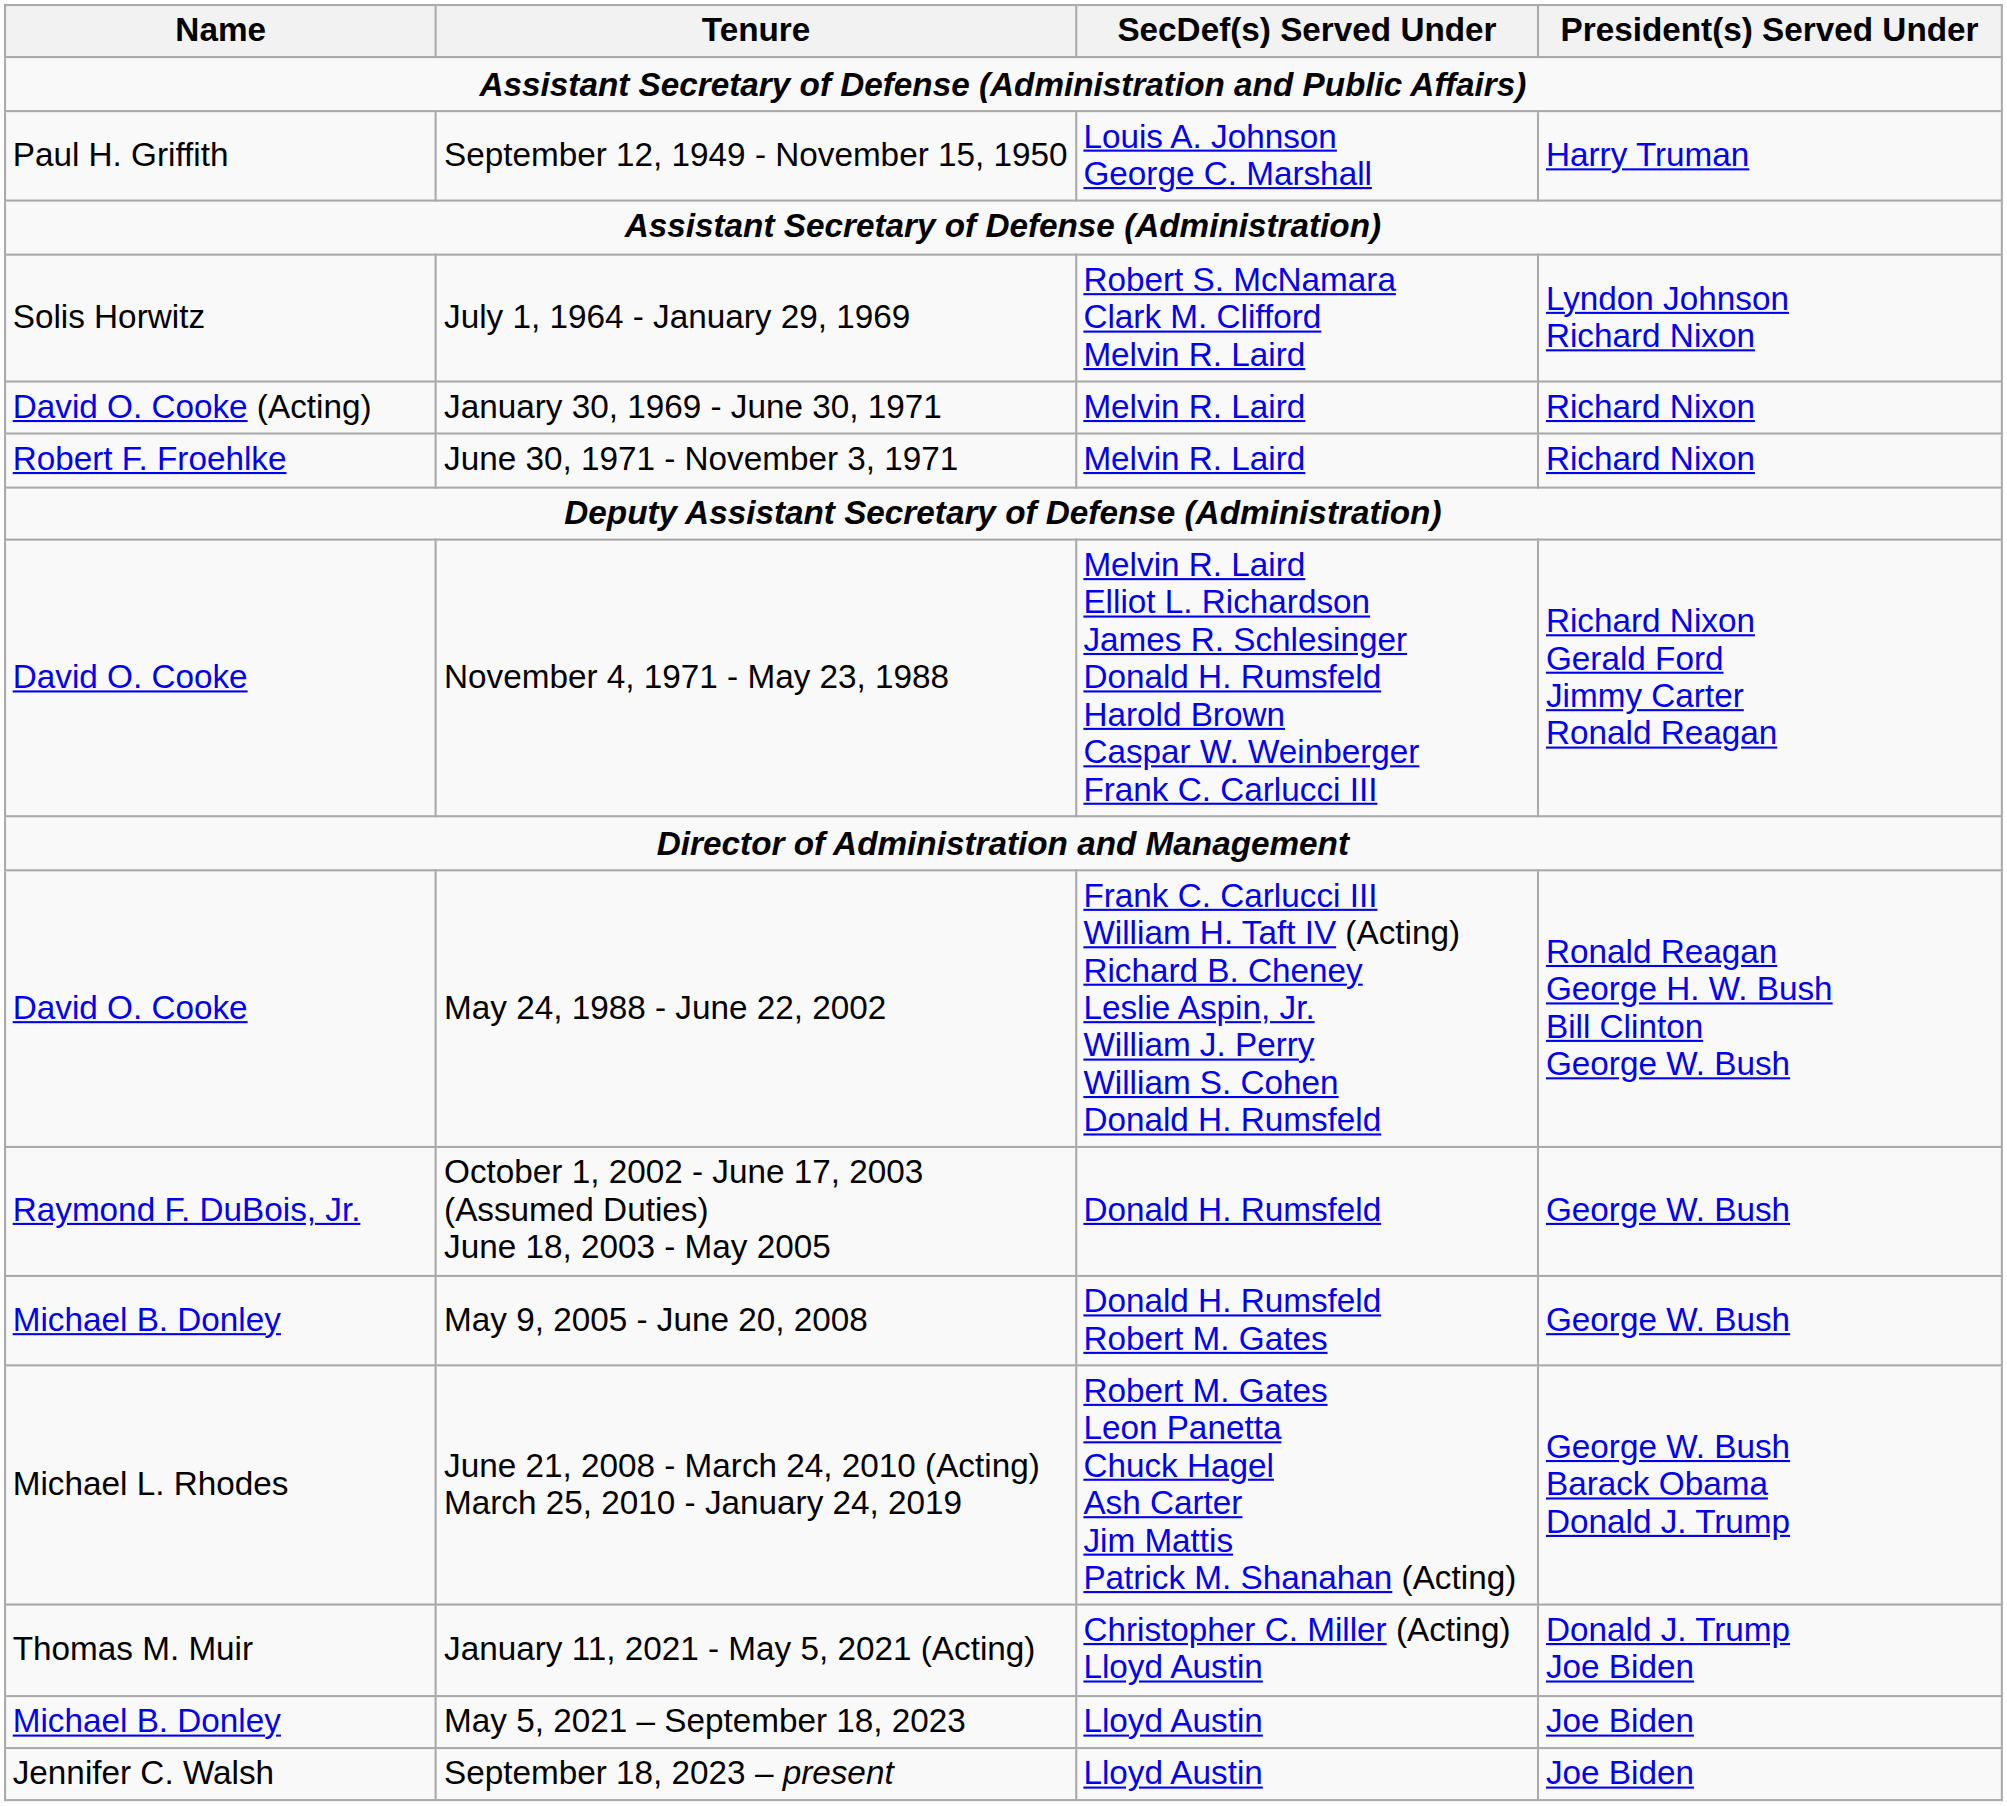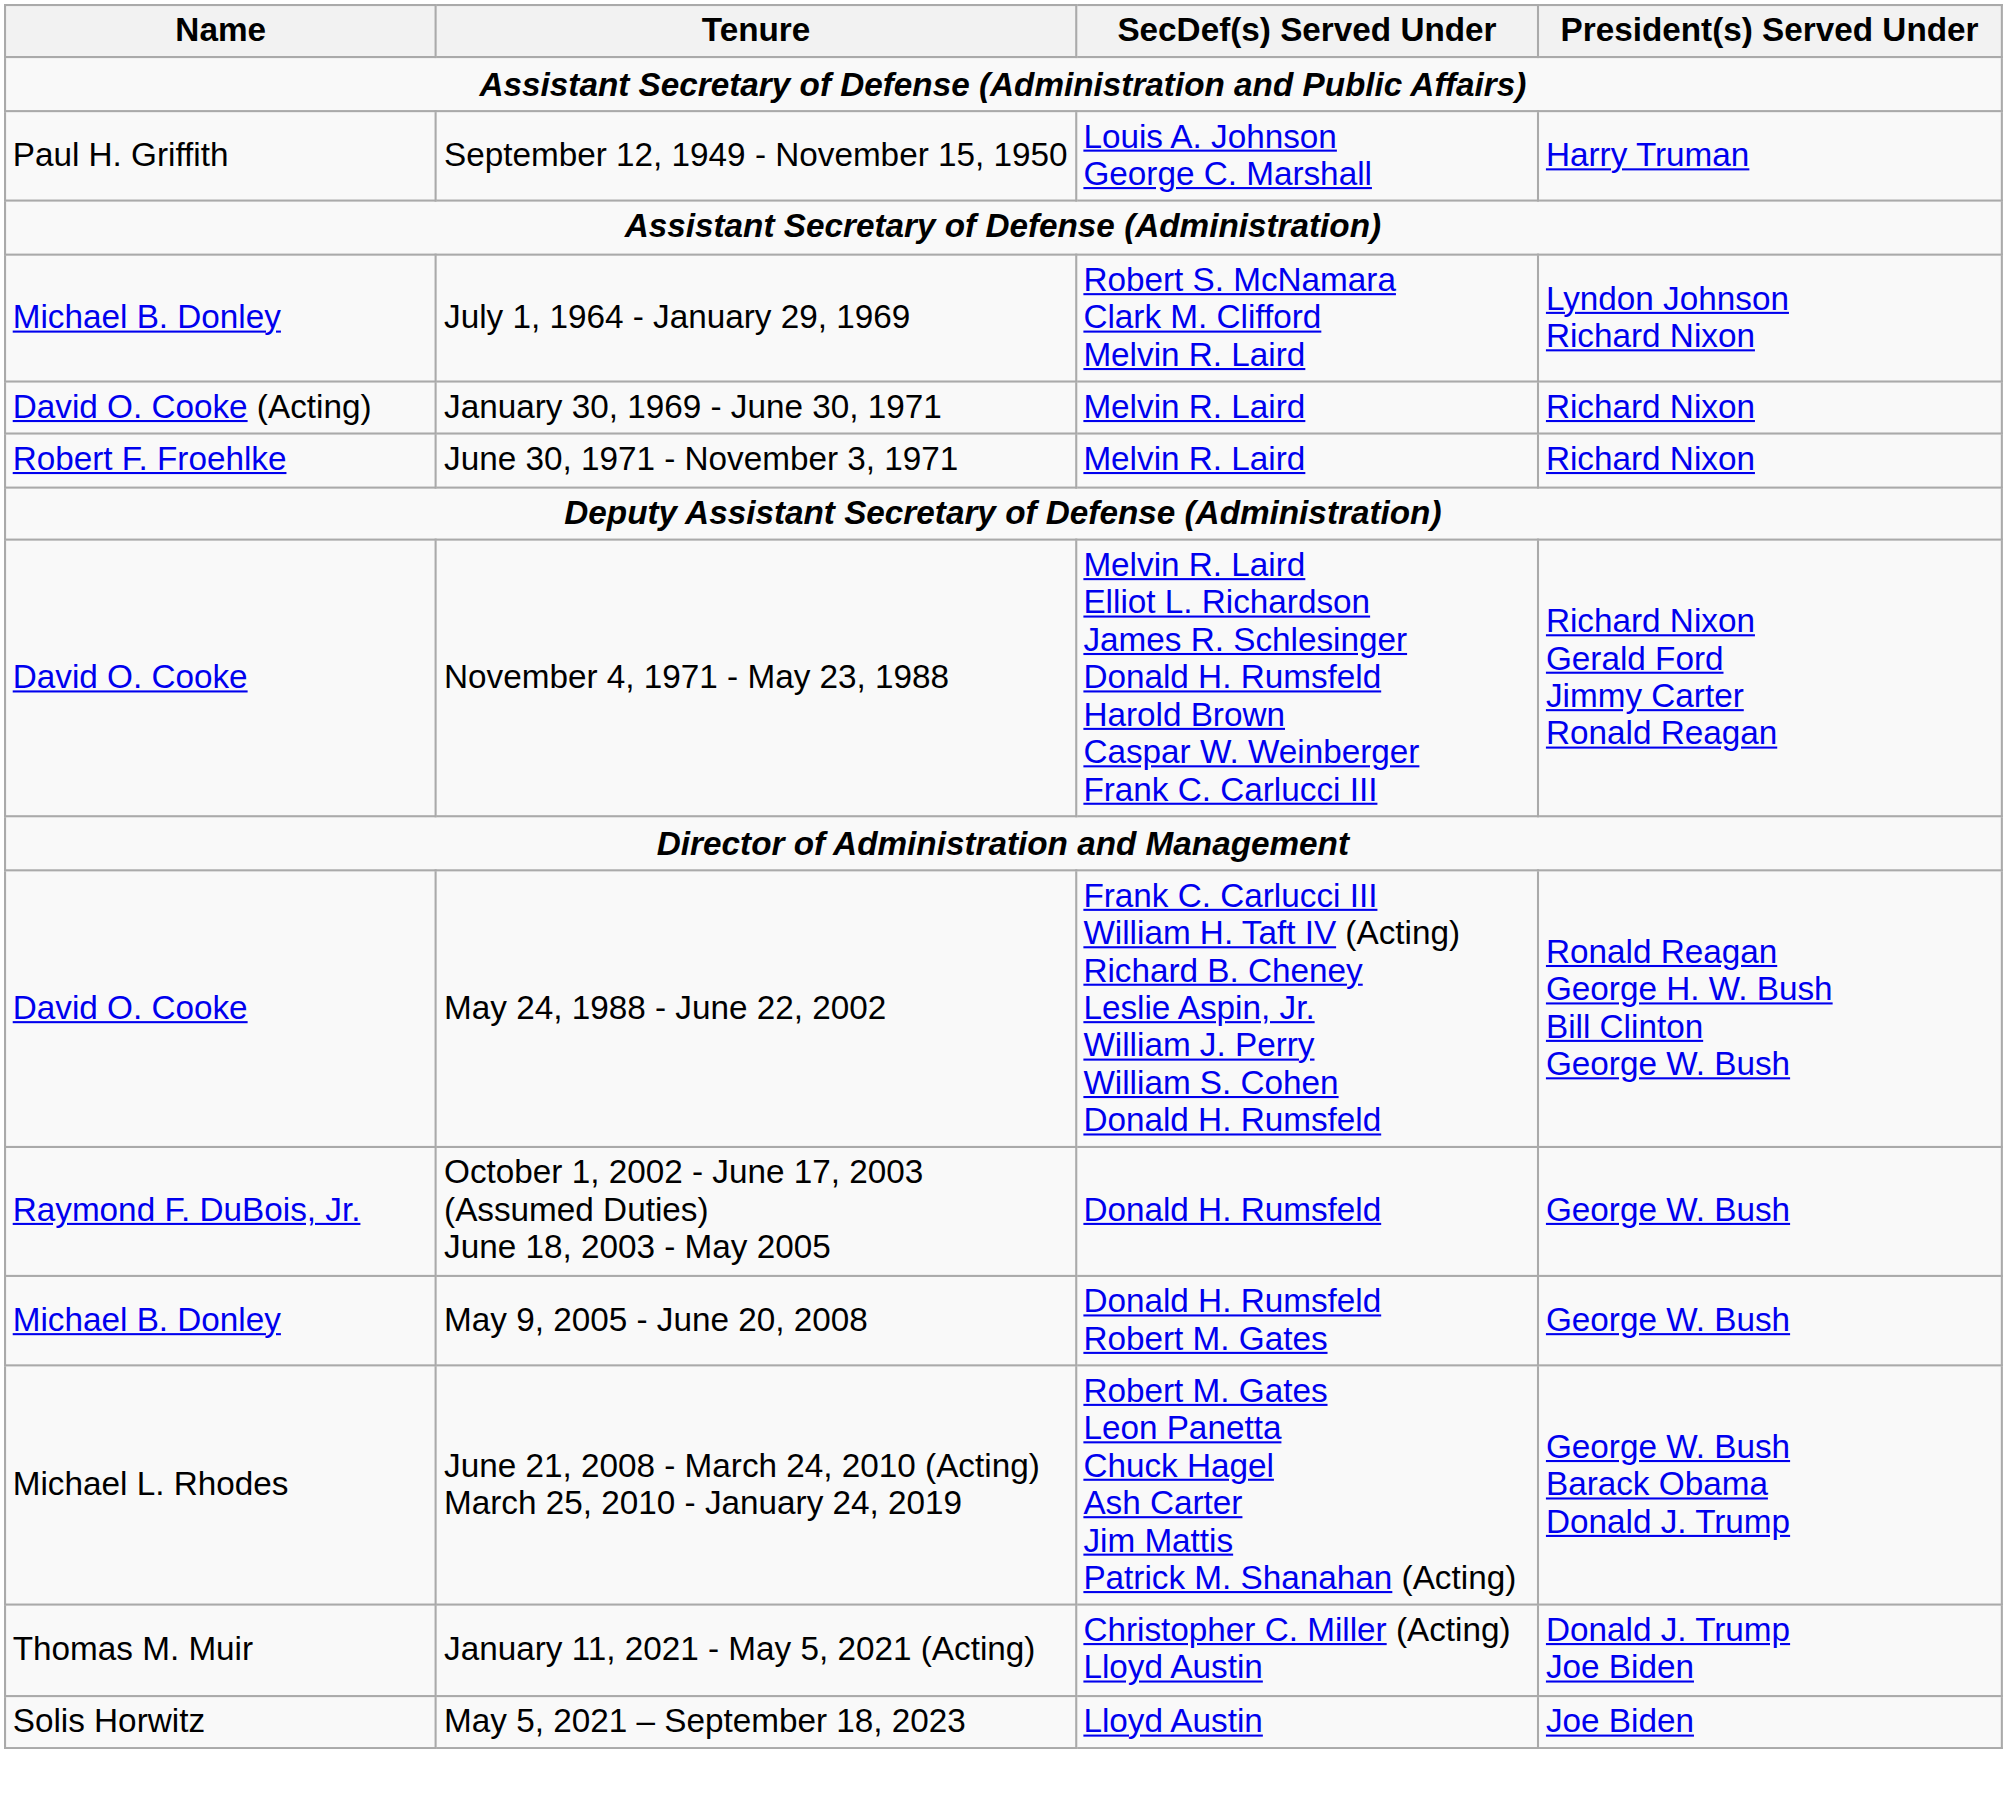(109, 316) Solis Horwitz -> (147, 316) Michael B. Donley
(147, 1721) Michael B. Donley -> (109, 1721) Solis Horwitz
- row: (669, 1773)
